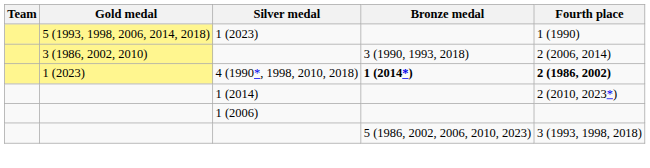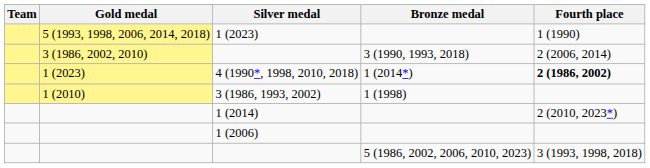(388, 73) bold -> (388, 73) normal
+ row: (64, 93)
